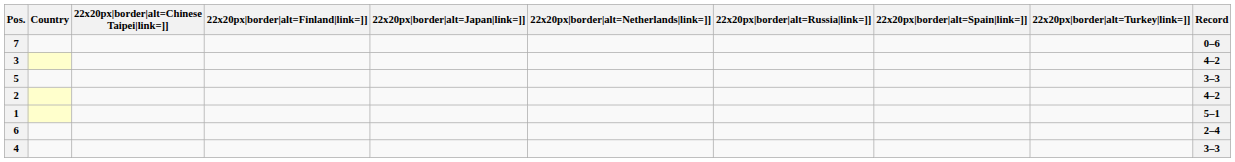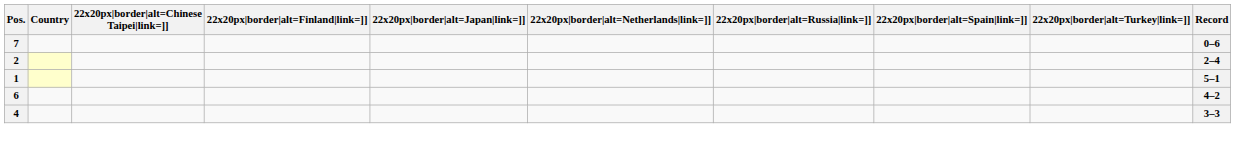- row: (16, 61)
- row: (16, 78)
(1212, 96) 4–2 -> (1212, 61) 2–4
(1212, 131) 2–4 -> (1212, 96) 4–2
